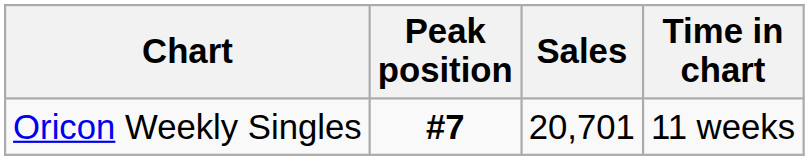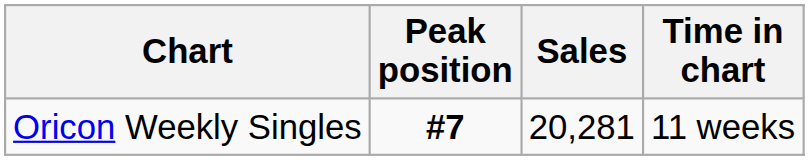(582, 126) 20,701 -> (582, 126) 20,281
